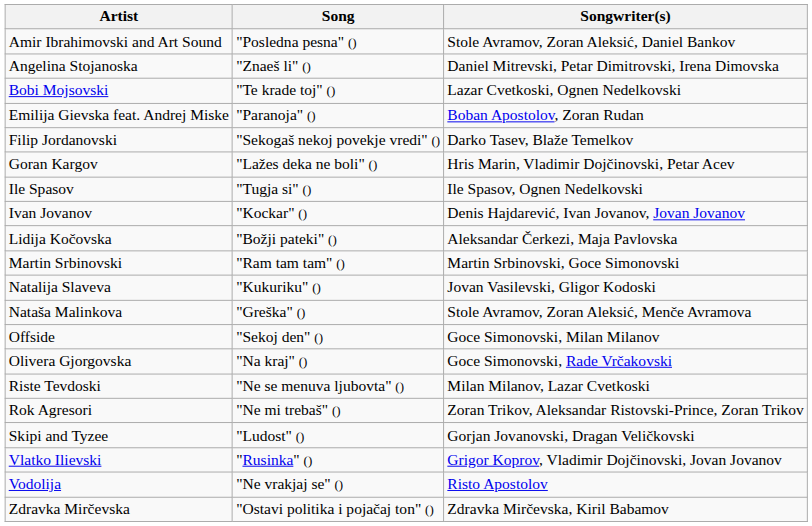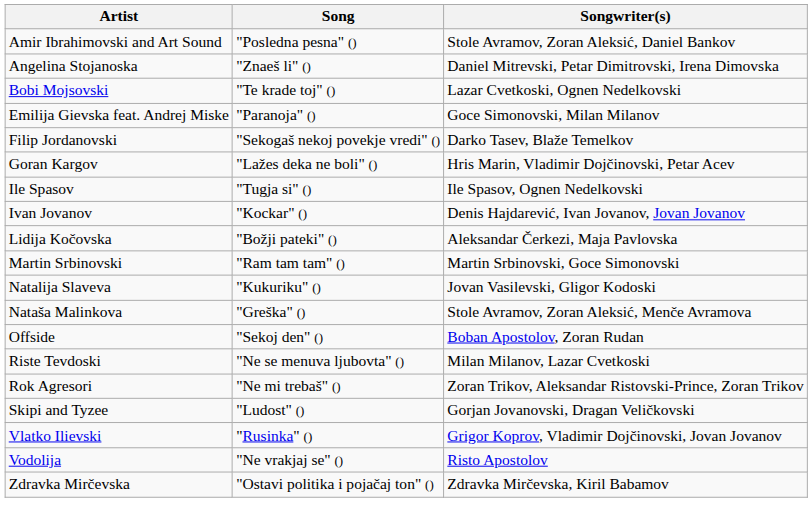(546, 115) Boban Apostolov, Zoran Rudan -> (553, 115) Goce Simonovski, Milan Milanov
(553, 336) Goce Simonovski, Milan Milanov -> (546, 336) Boban Apostolov, Zoran Rudan
- row: (70, 361)
